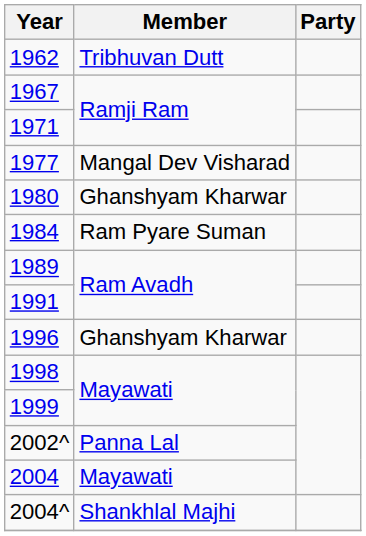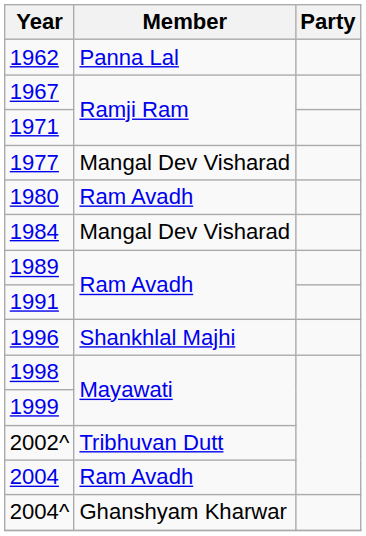(151, 57) Tribhuvan Dutt -> (129, 57) Panna Lal
(183, 197) Ghanshyam Kharwar -> (136, 197) Ram Avadh
(173, 232) Ram Pyare Suman -> (185, 232) Mangal Dev Visharad
(183, 337) Ghanshyam Kharwar -> (157, 337) Shankhlal Majhi
(129, 442) Panna Lal -> (151, 442) Tribhuvan Dutt
(126, 477) Mayawati -> (136, 477) Ram Avadh
(157, 512) Shankhlal Majhi -> (183, 512) Ghanshyam Kharwar
